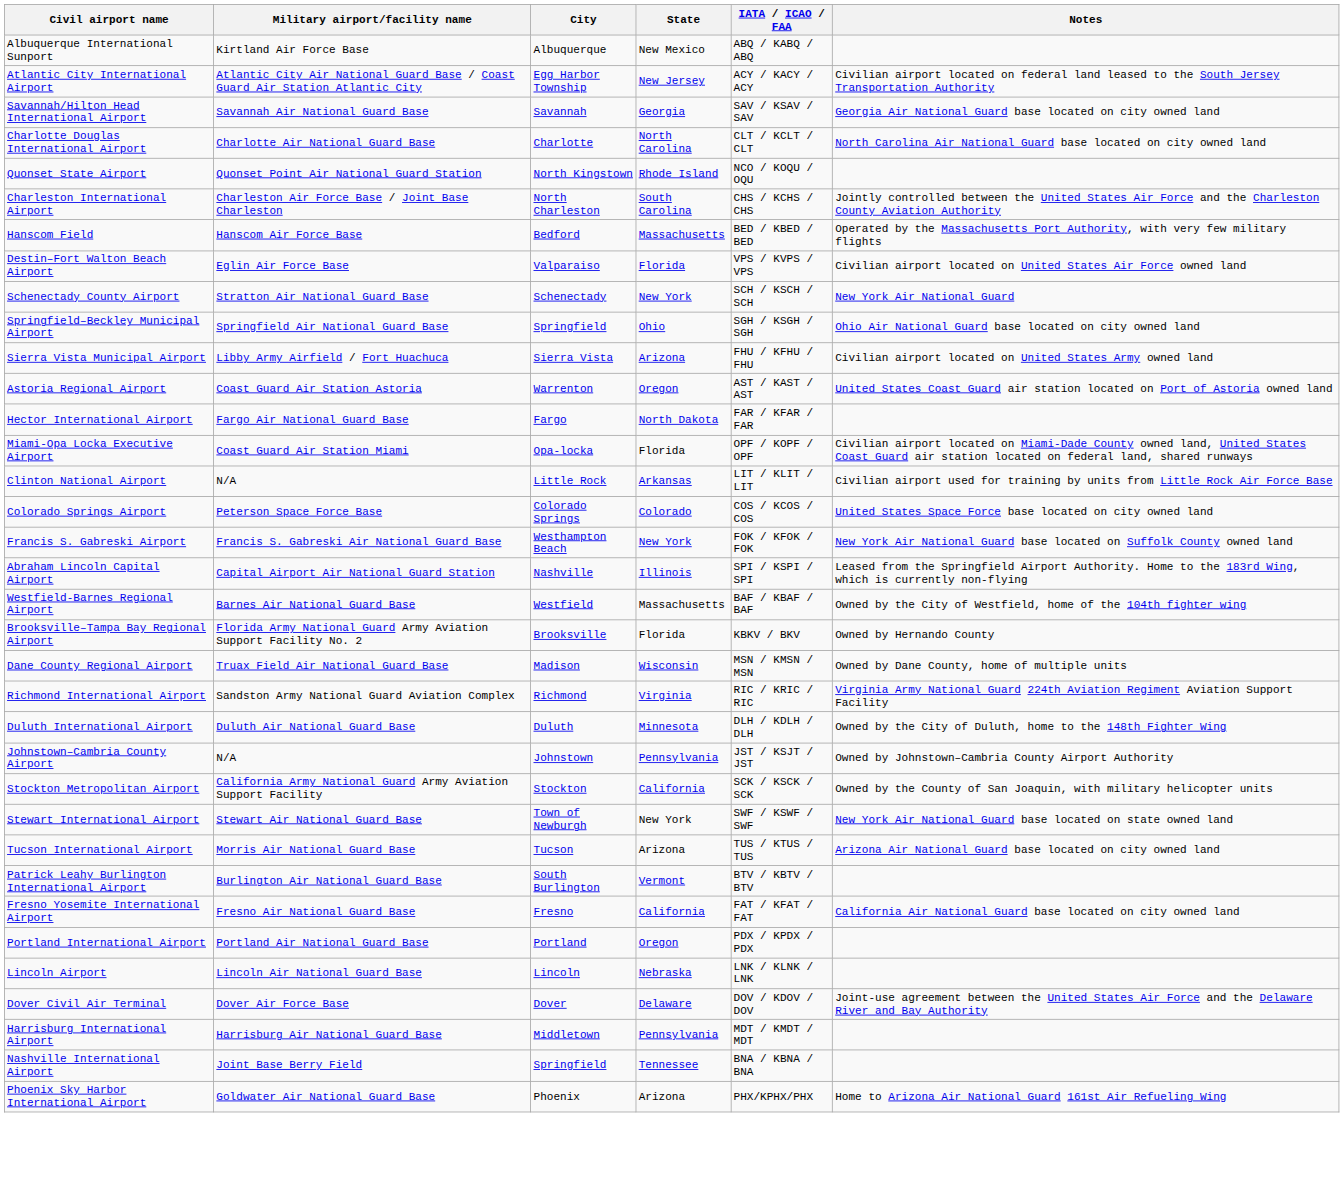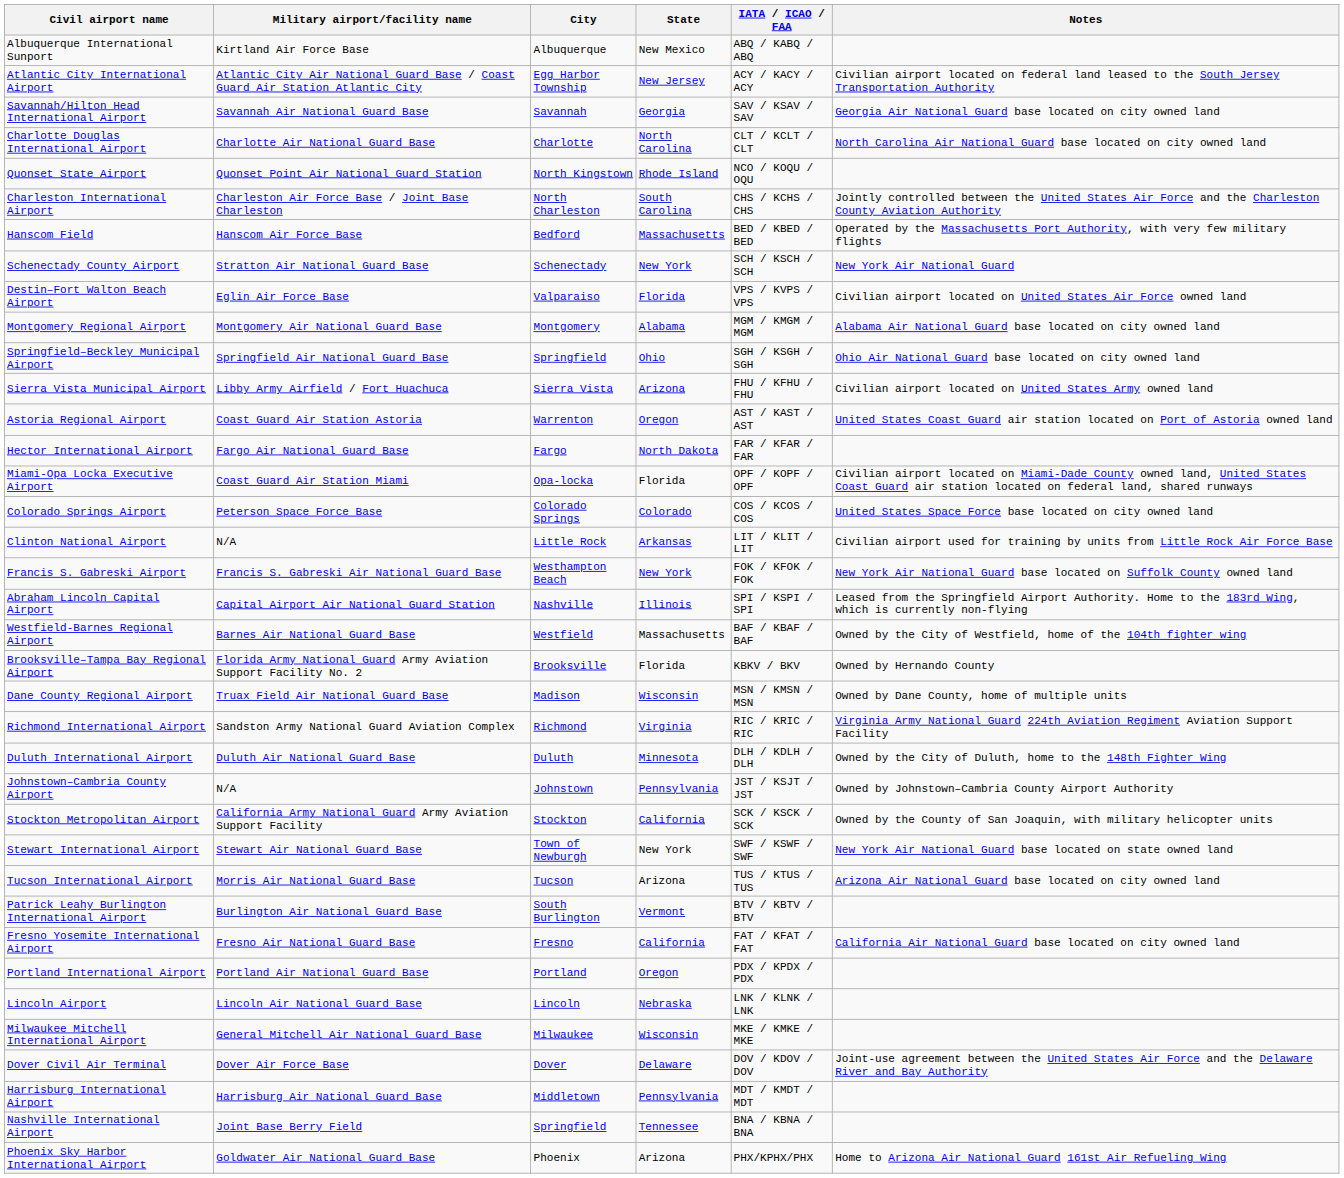rows swapped: (87, 266) <-> (93, 297)
+ row: (97, 327)
rows swapped: (87, 481) <-> (87, 512)
+ row: (77, 1035)
